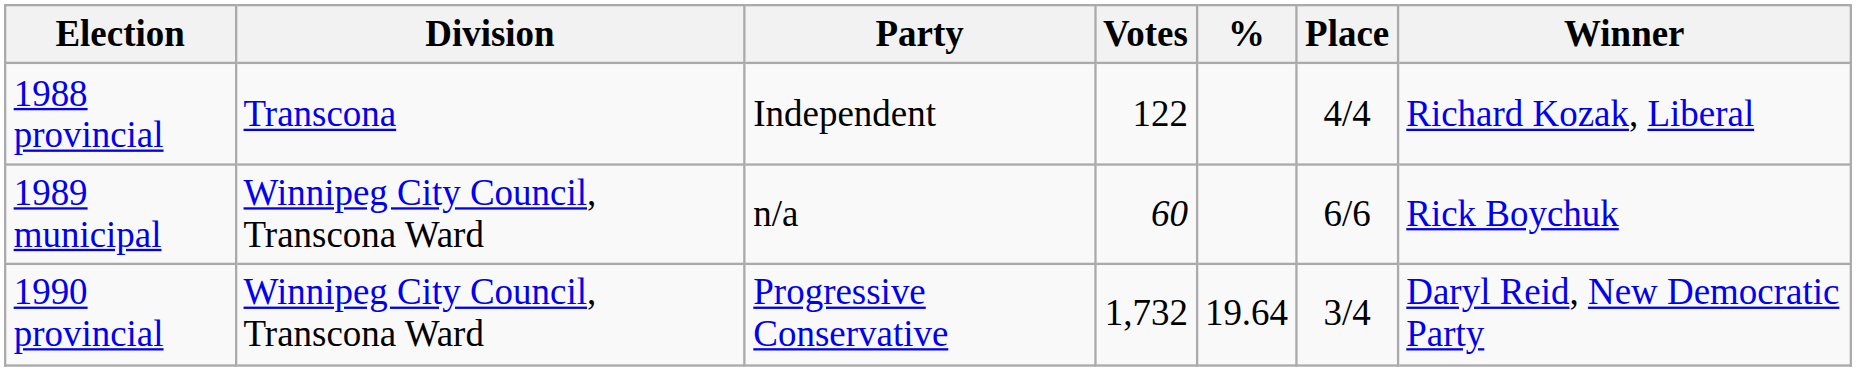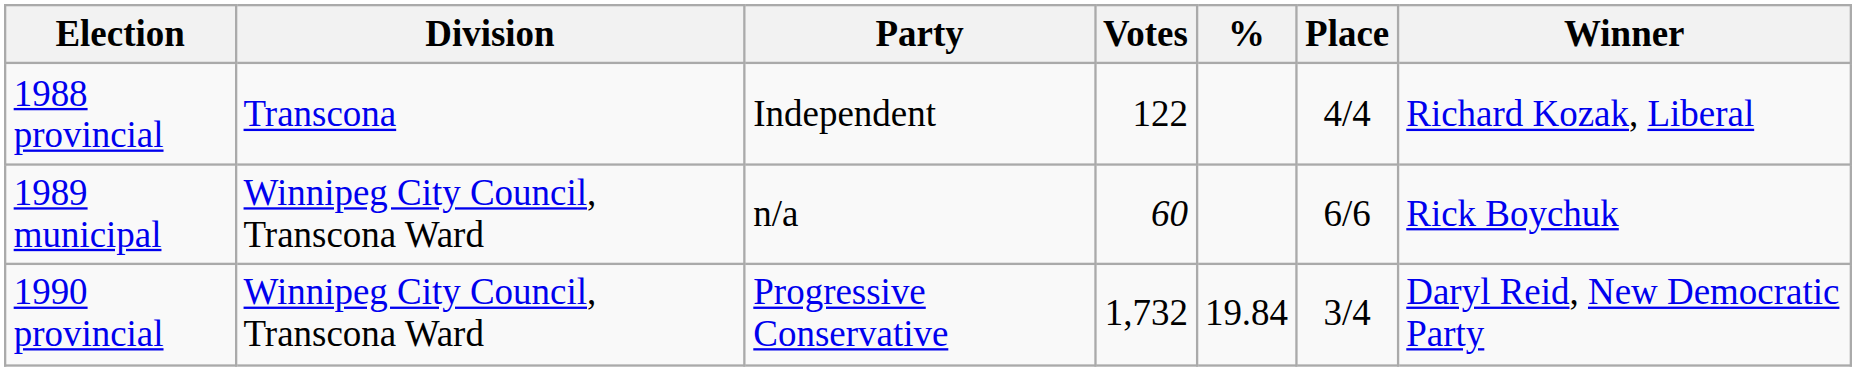(1246, 313) 19.64 -> (1246, 313) 19.84
